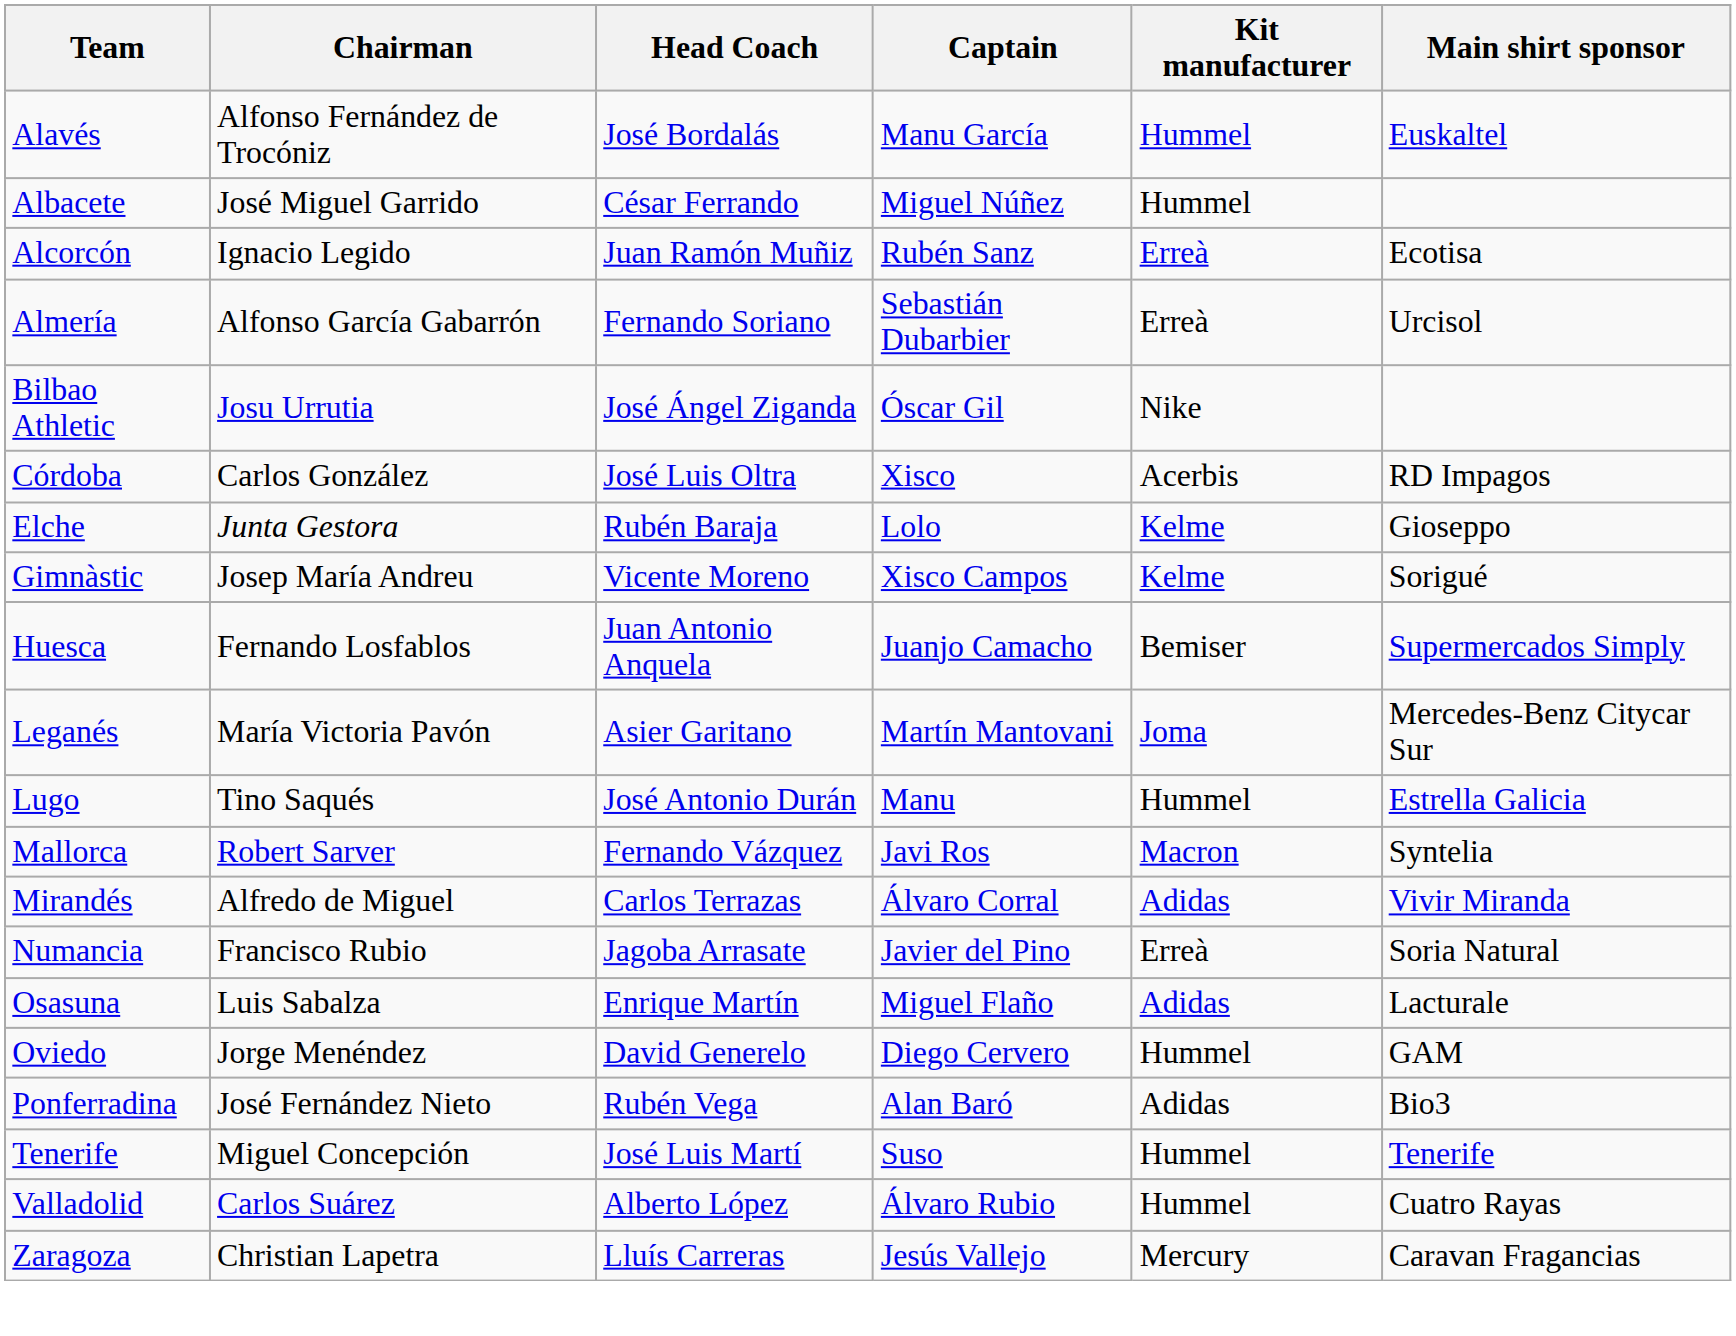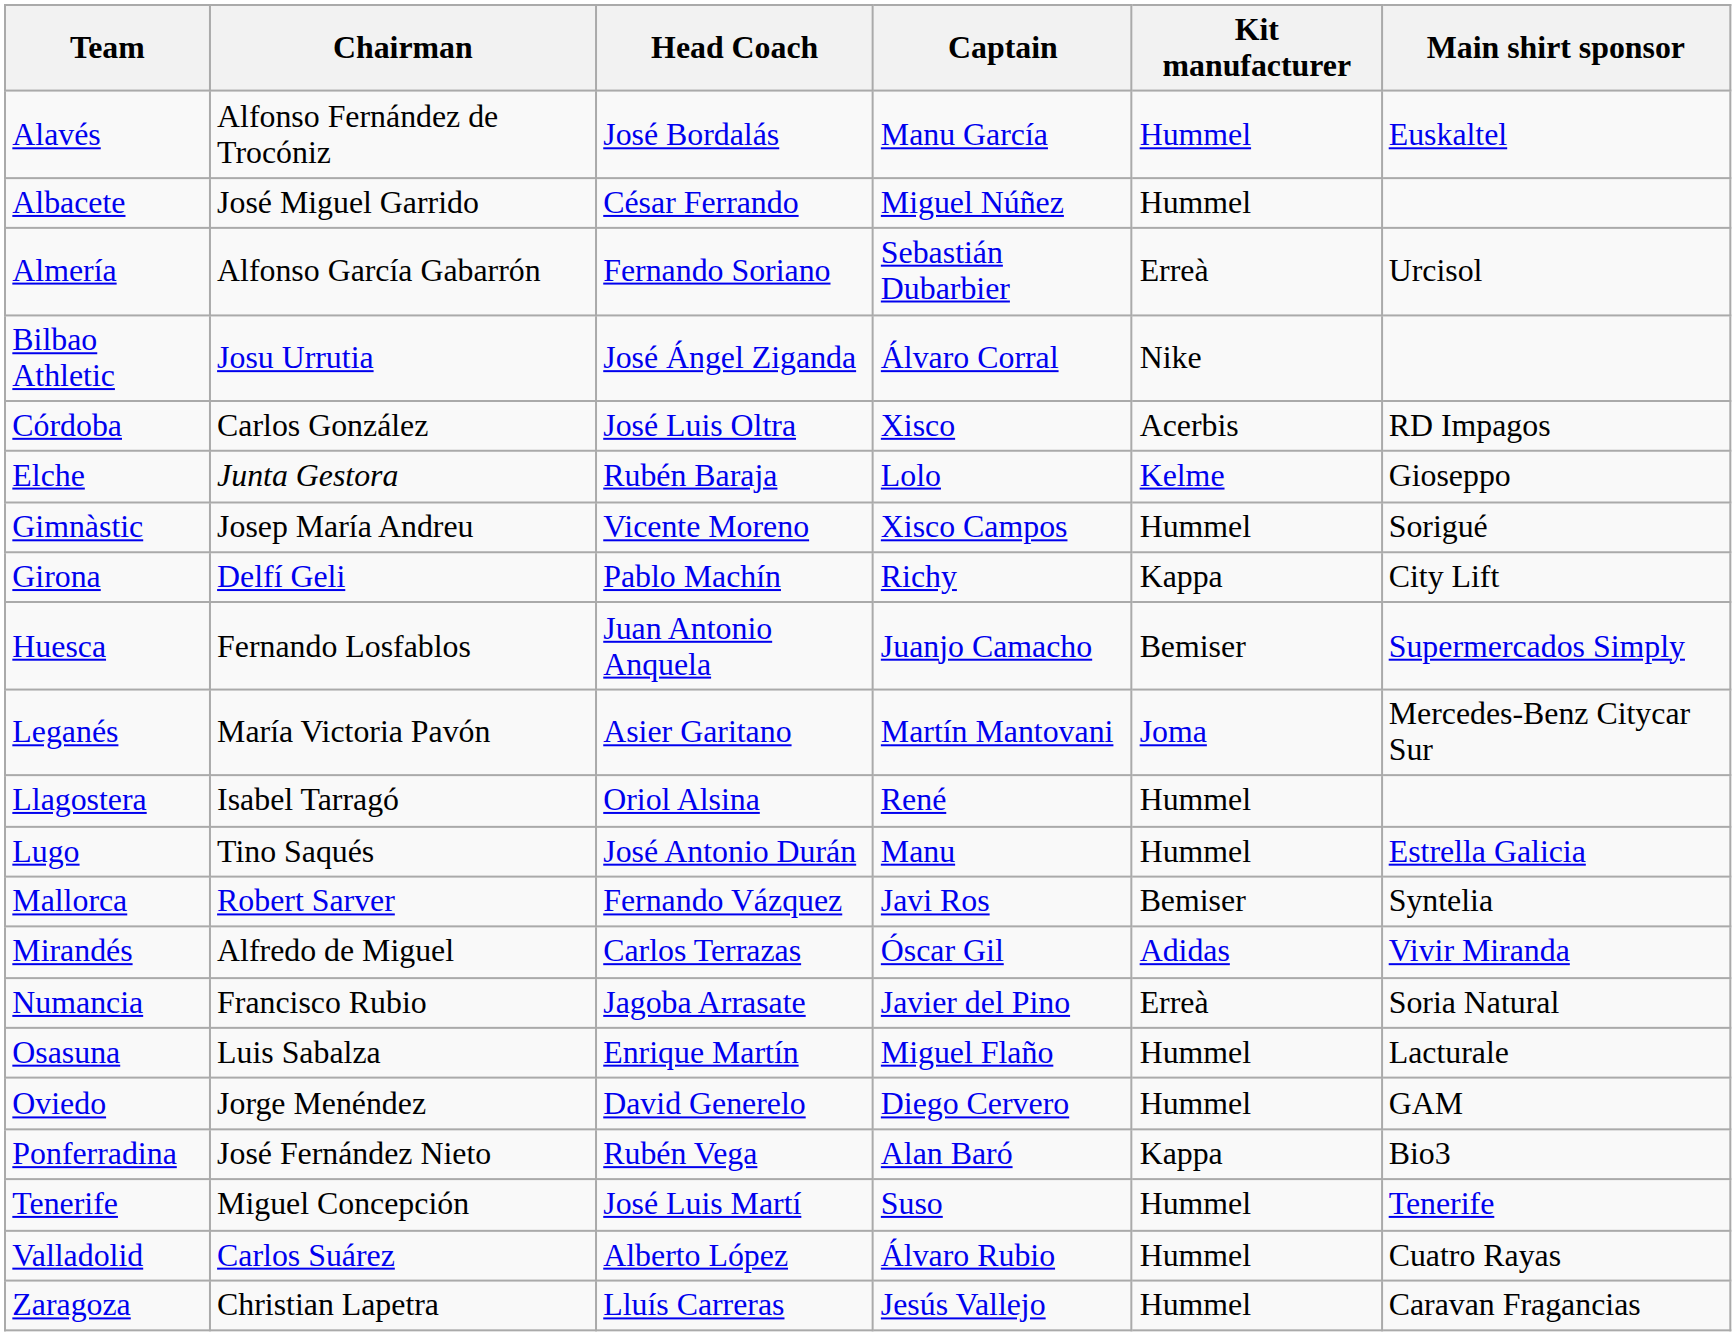- row: (72, 252)
(942, 407) Óscar Gil -> (970, 357) Álvaro Corral
(1182, 576) Kelme -> (1195, 526) Hummel
+ row: (57, 576)
+ row: (80, 800)
(1189, 850) Macron -> (1193, 901) Bemiser
(970, 901) Álvaro Corral -> (942, 951) Óscar Gil
(1185, 1002) Adidas -> (1195, 1052) Hummel
(1185, 1103) Adidas -> (1181, 1153) Kappa
(1194, 1254) Mercury -> (1195, 1305) Hummel
